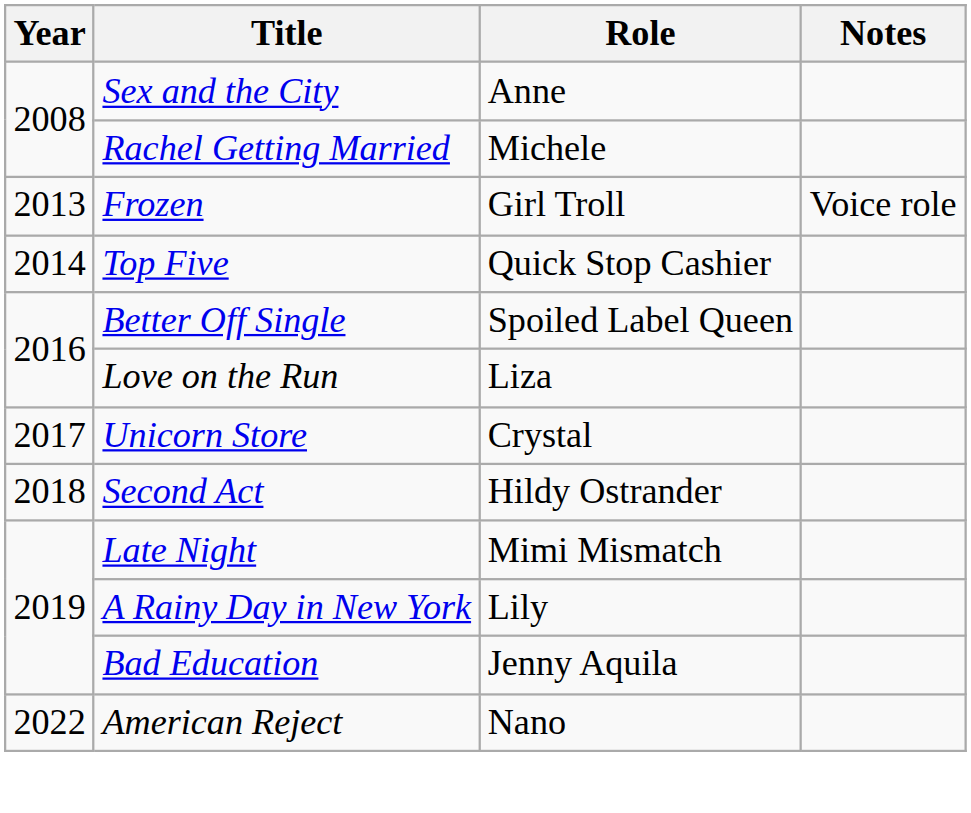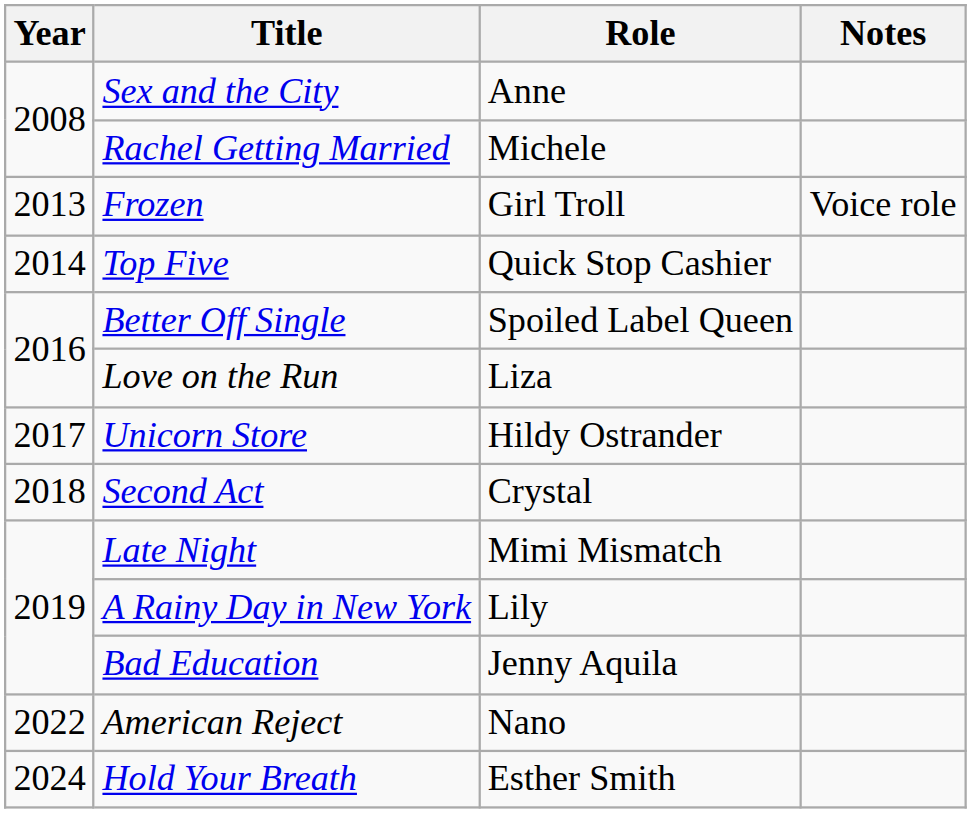(540, 434) Crystal -> (605, 434) Hildy Ostrander
(605, 491) Hildy Ostrander -> (540, 491) Crystal
+ row: (230, 778)
